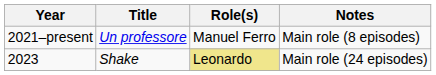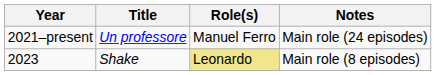(351, 37) Main role (8 episodes) -> (355, 37) Main role (24 episodes)
(355, 59) Main role (24 episodes) -> (351, 59) Main role (8 episodes)
